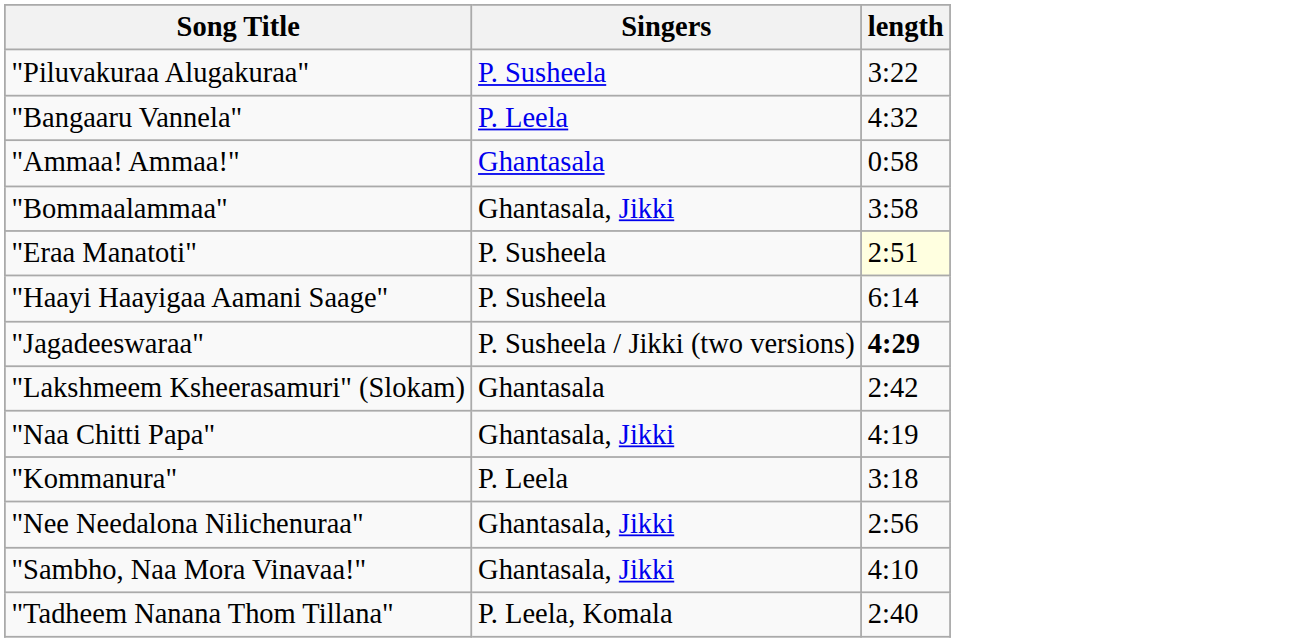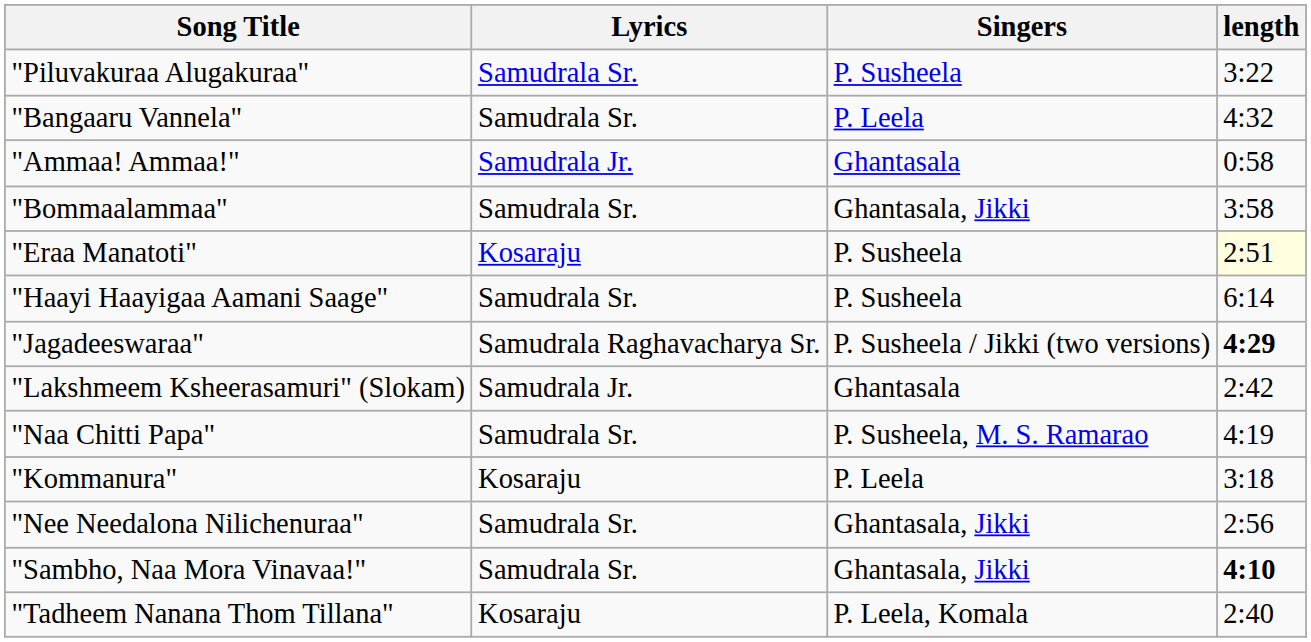+ column: (649, 27)
(576, 433) Ghantasala, Jikki -> (991, 433) P. Susheela, M. S. Ramarao
(893, 569) normal -> (1249, 569) bold
